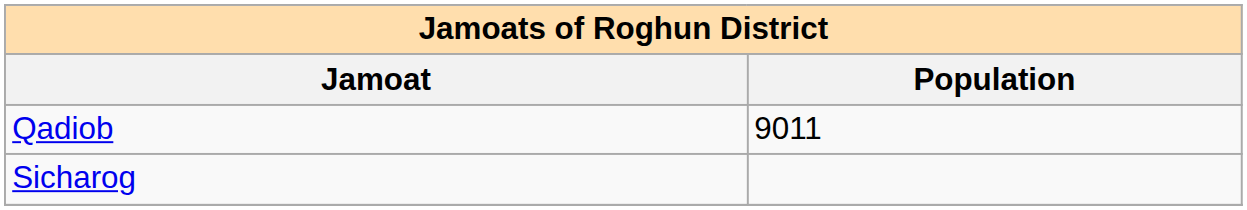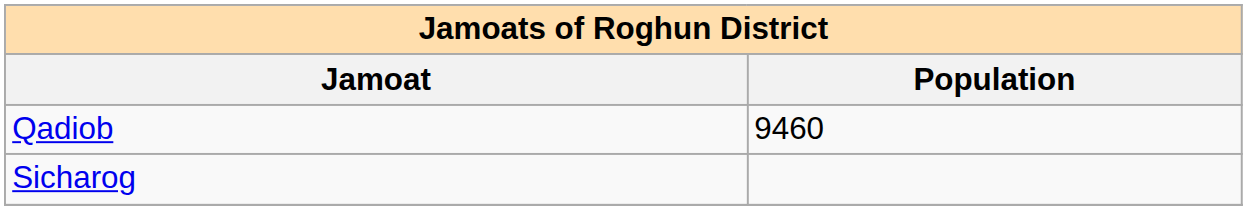(788, 128) 9011 -> (789, 128) 9460
